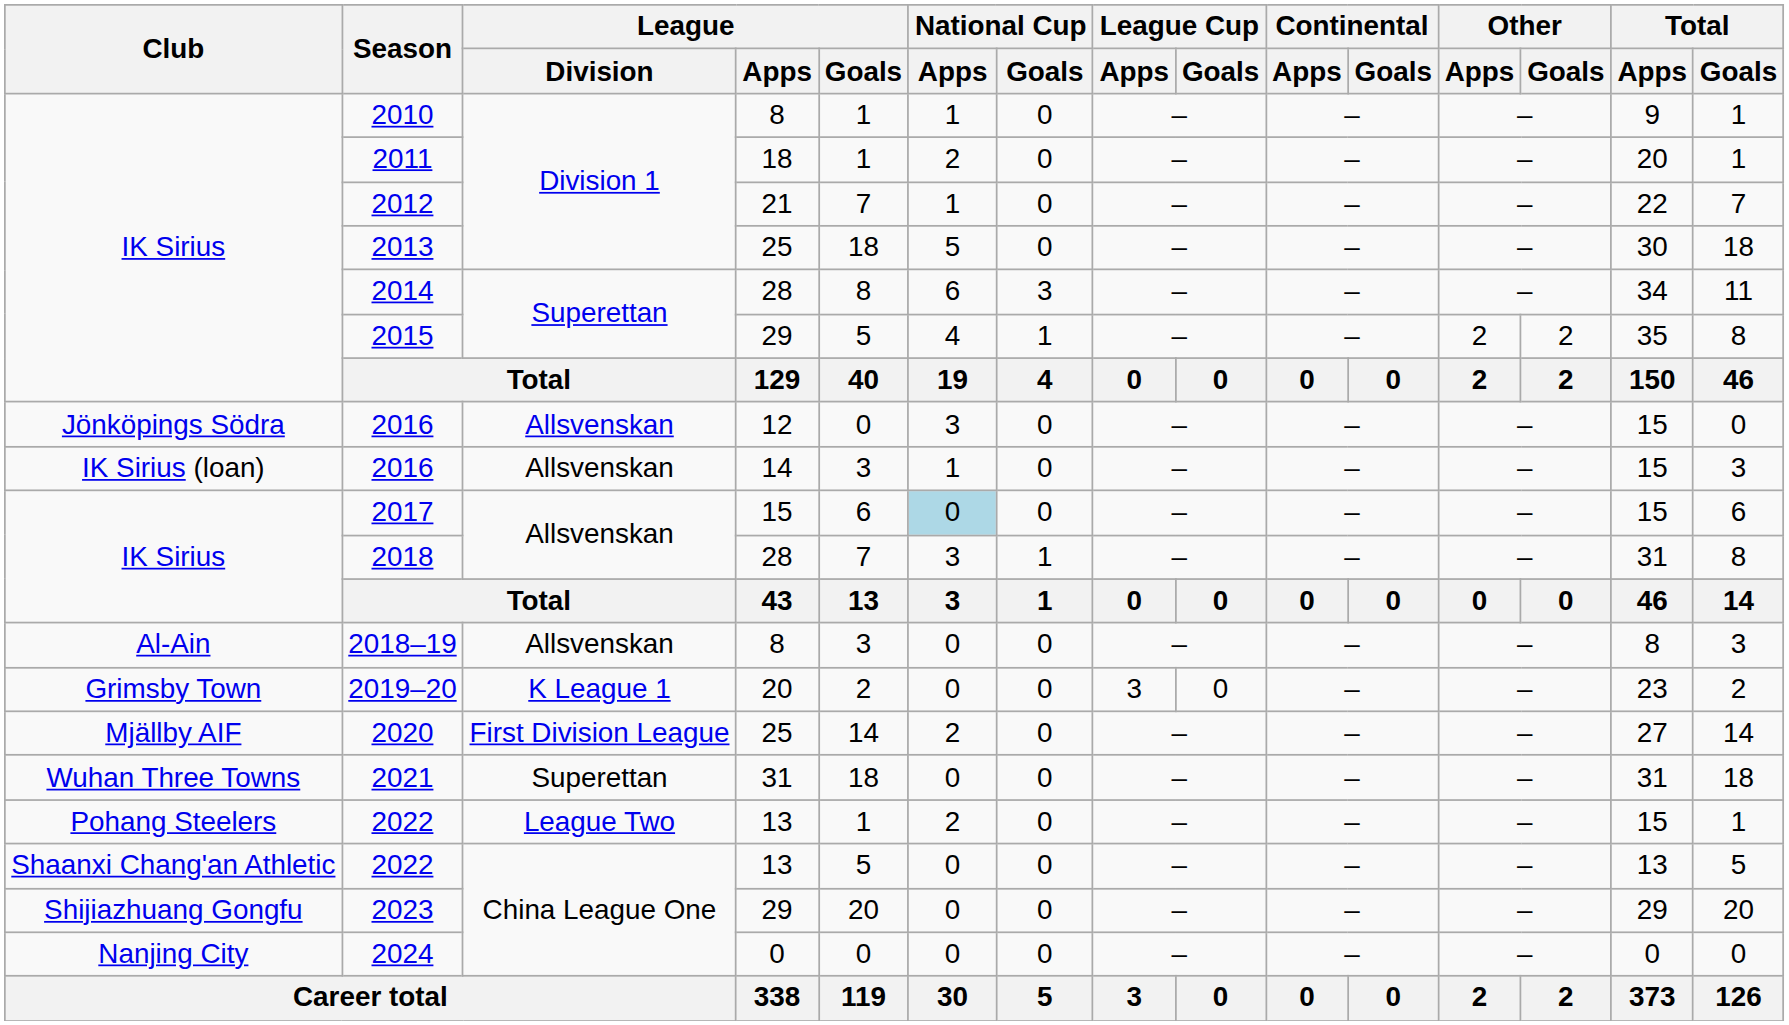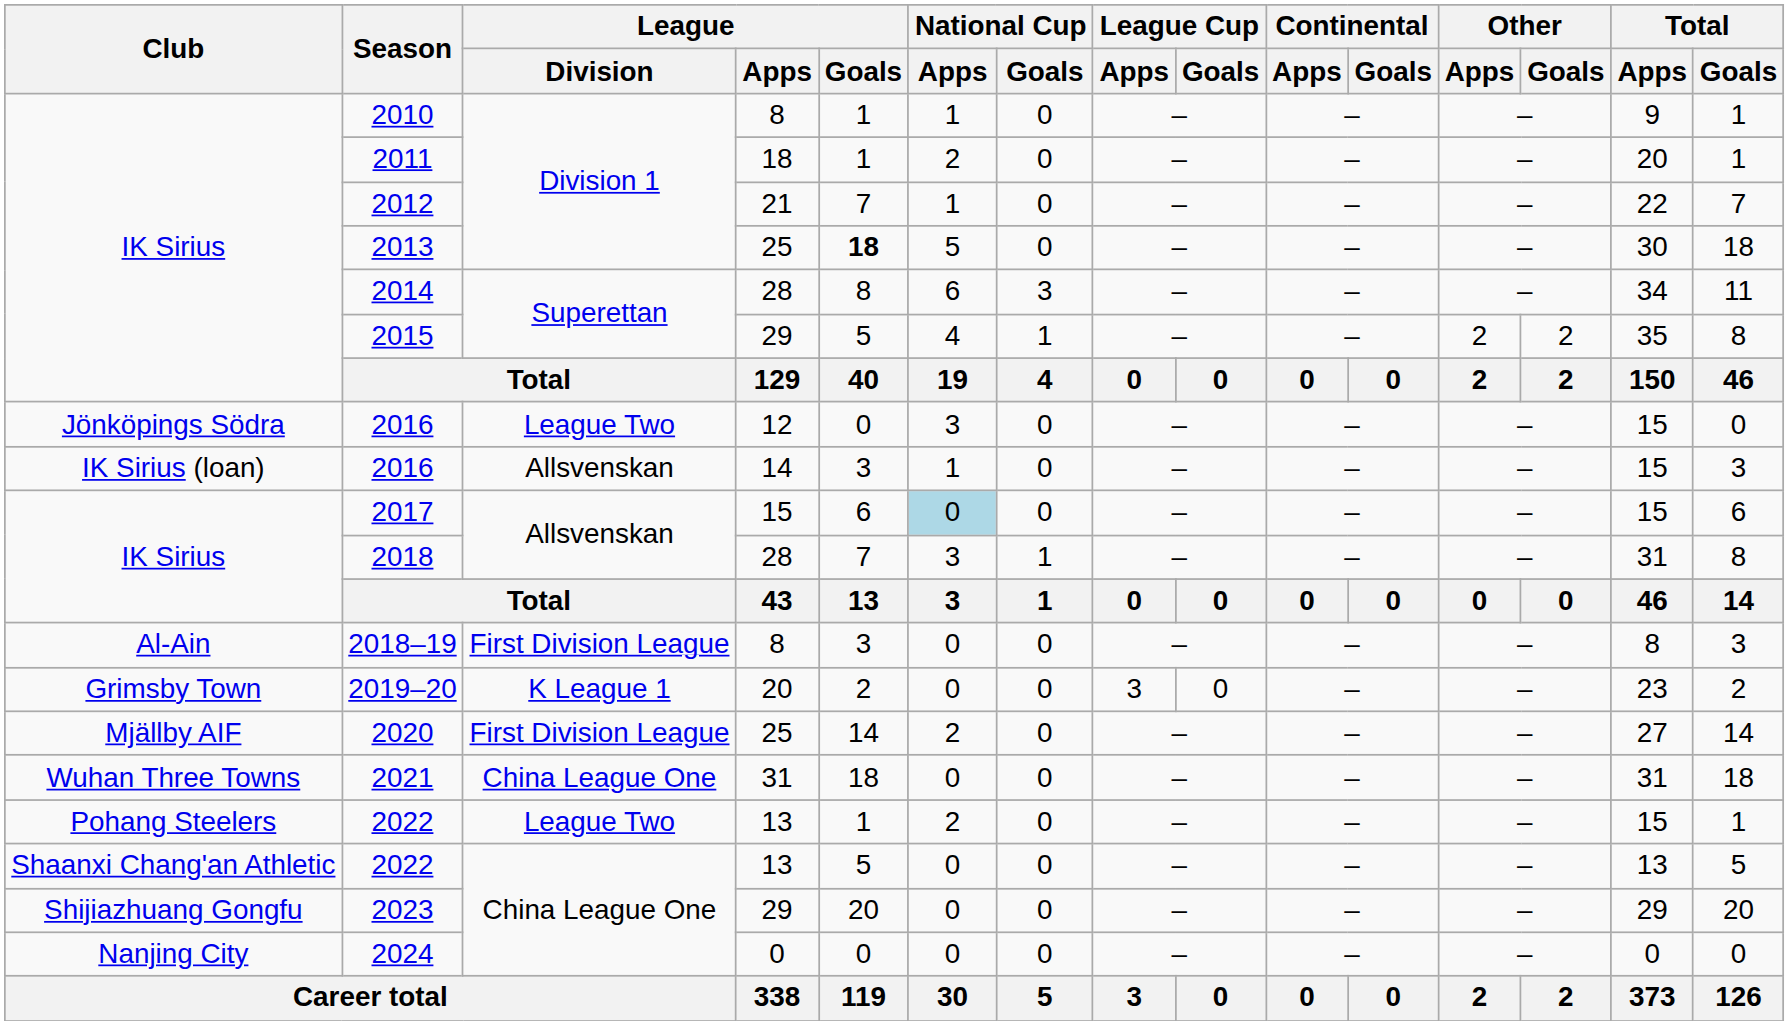(863, 247) normal -> (863, 247) bold
(599, 423) Allsvenskan -> (599, 423) League Two
(599, 644) Allsvenskan -> (599, 644) First Division League
(599, 777) Superettan -> (599, 777) China League One
